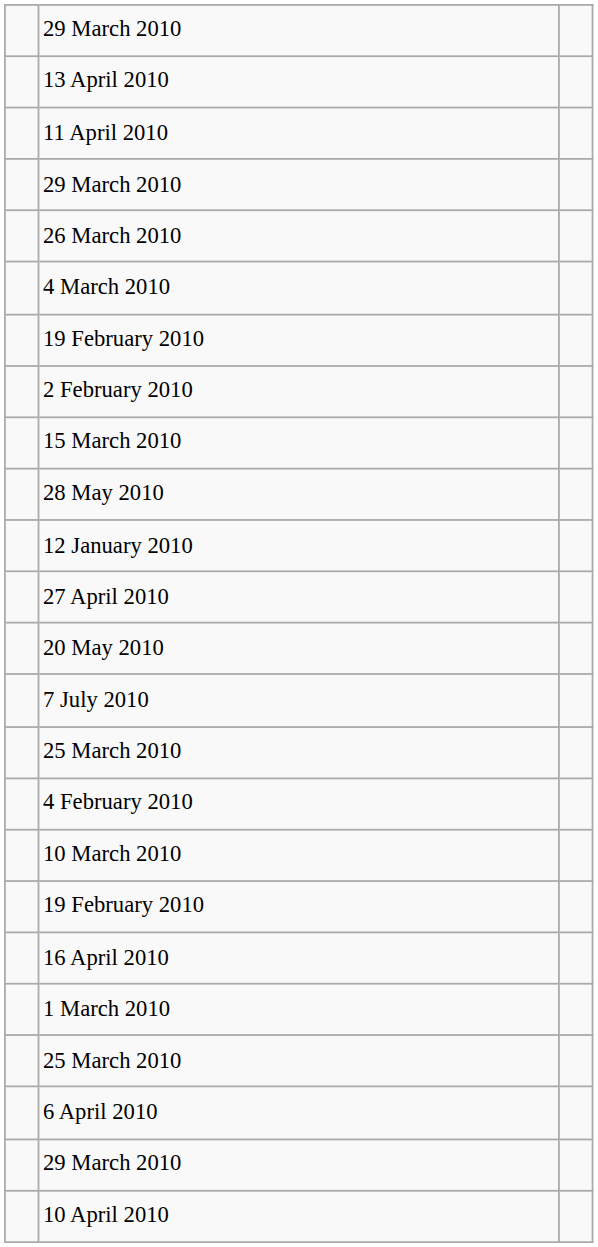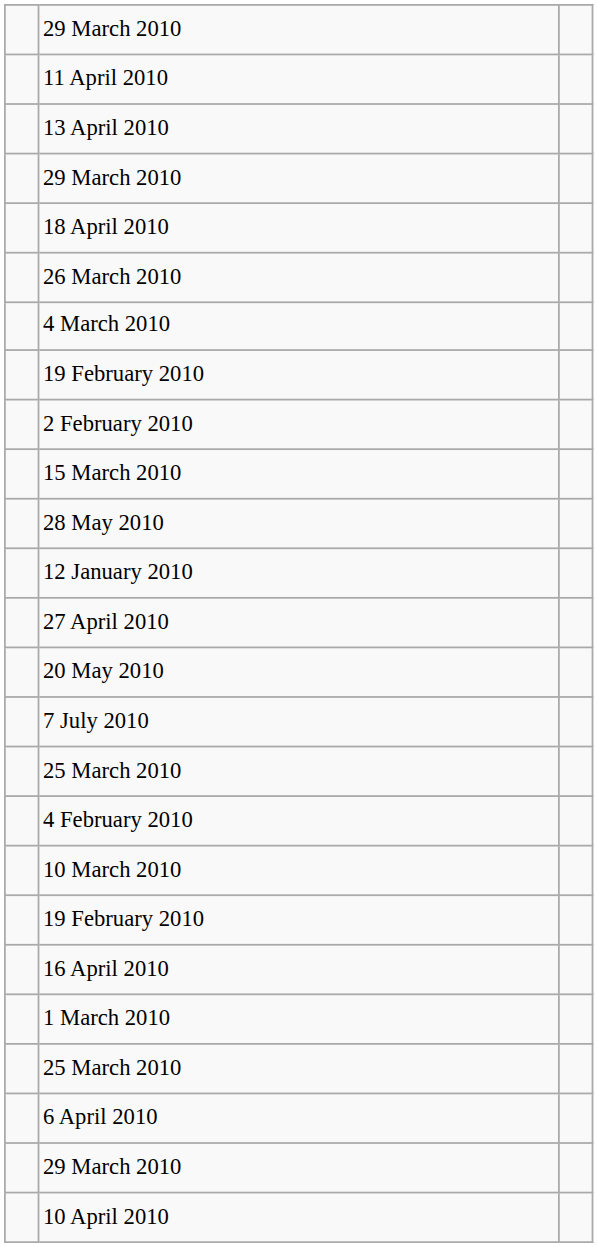rows swapped: (21, 133) <-> (21, 82)
+ row: (21, 227)
